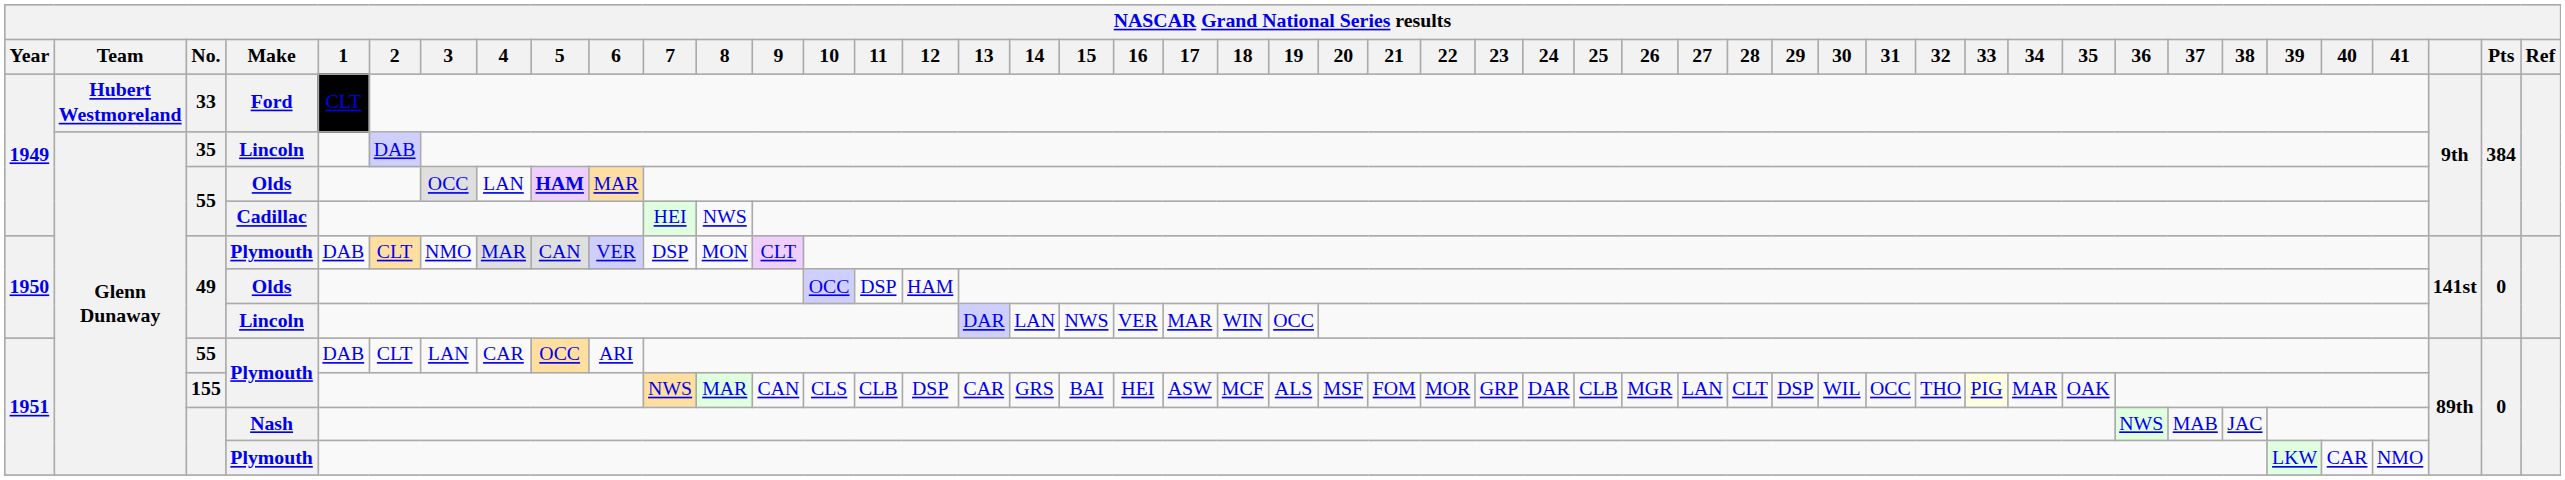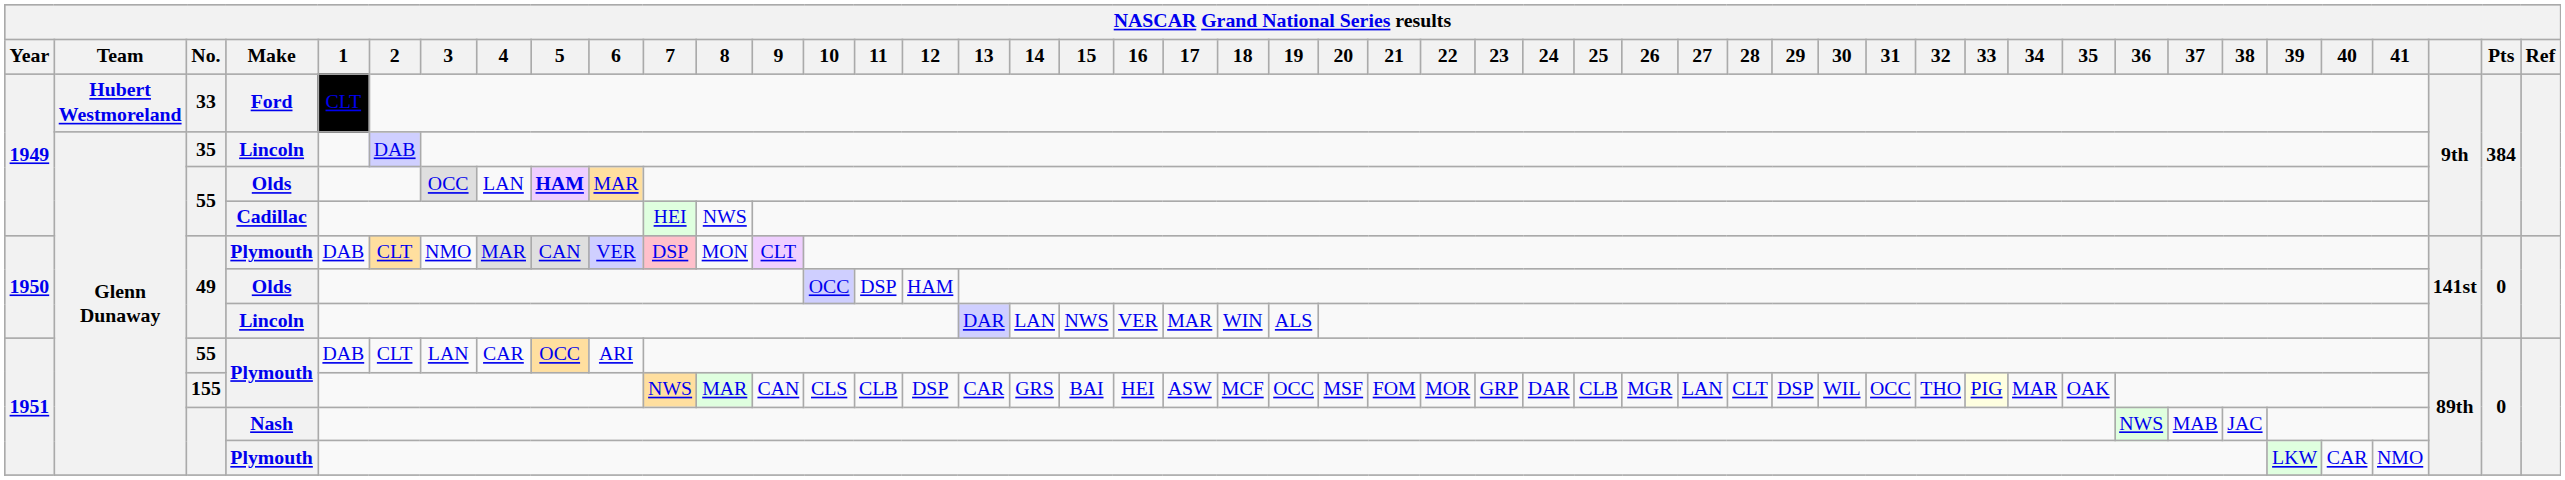(670, 252) no background -> (670, 252) pink background
(1294, 320) OCC -> (1294, 320) ALS
(1294, 389) ALS -> (1294, 389) OCC
